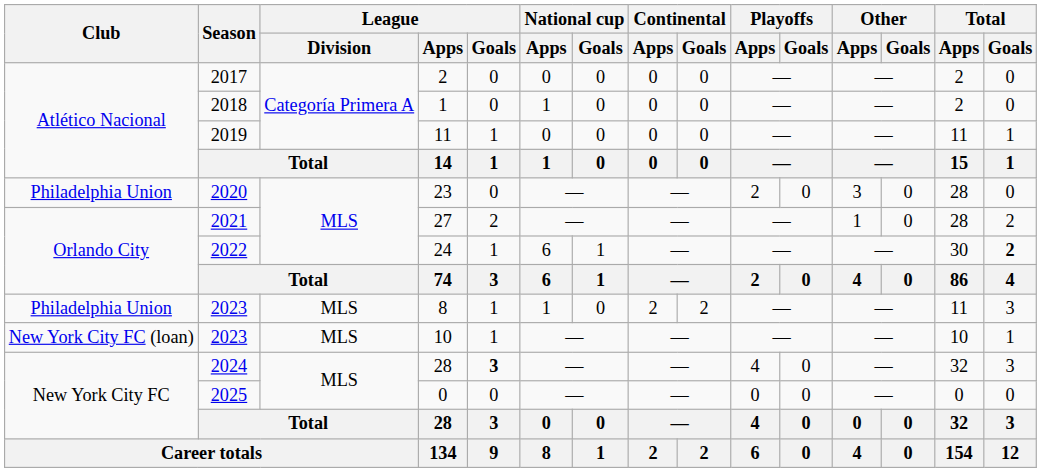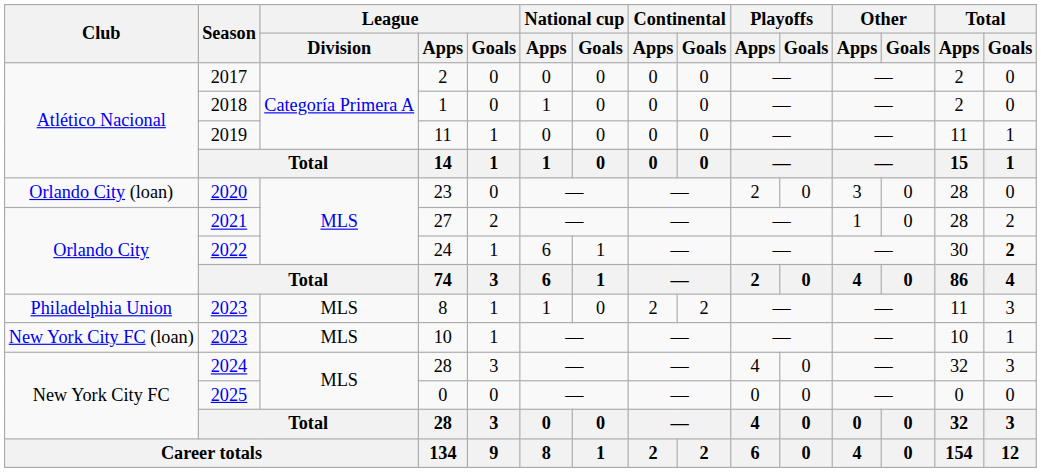(101, 192) Philadelphia Union -> (101, 192) Orlando City (loan)
(494, 366) bold -> (494, 366) normal
